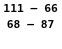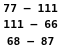+ row: (31, 8)
